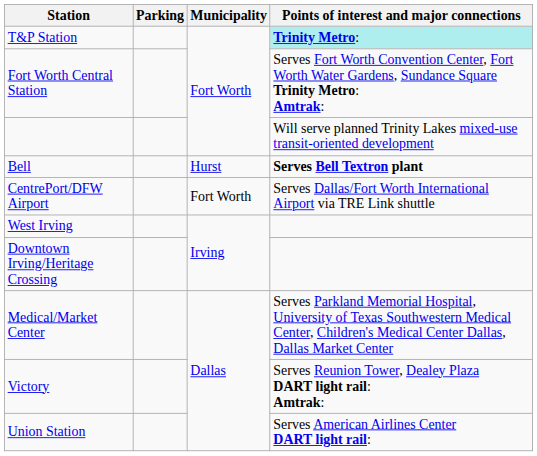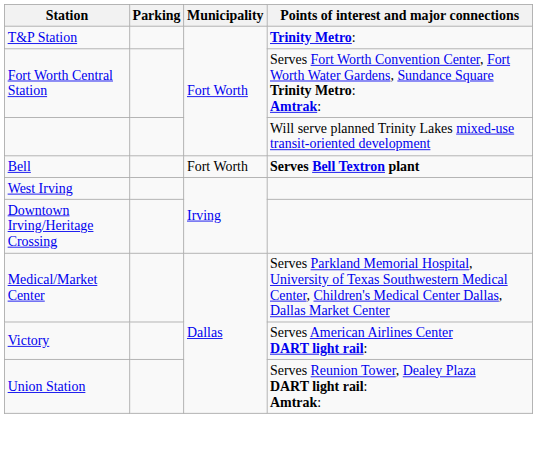(316, 37) paleturquoise background -> (313, 37) no background
(206, 166) Hurst -> (217, 166) Fort Worth
- row: (55, 196)
(376, 386) Serves Reunion Tower, Dealey Plaza DART light rail: Amtrak: -> (361, 340) Serves American Airlines Center DART light rail:
(365, 432) Serves American Airlines Center DART light rail: -> (373, 386) Serves Reunion Tower, Dealey Plaza DART light rail: Amtrak:
